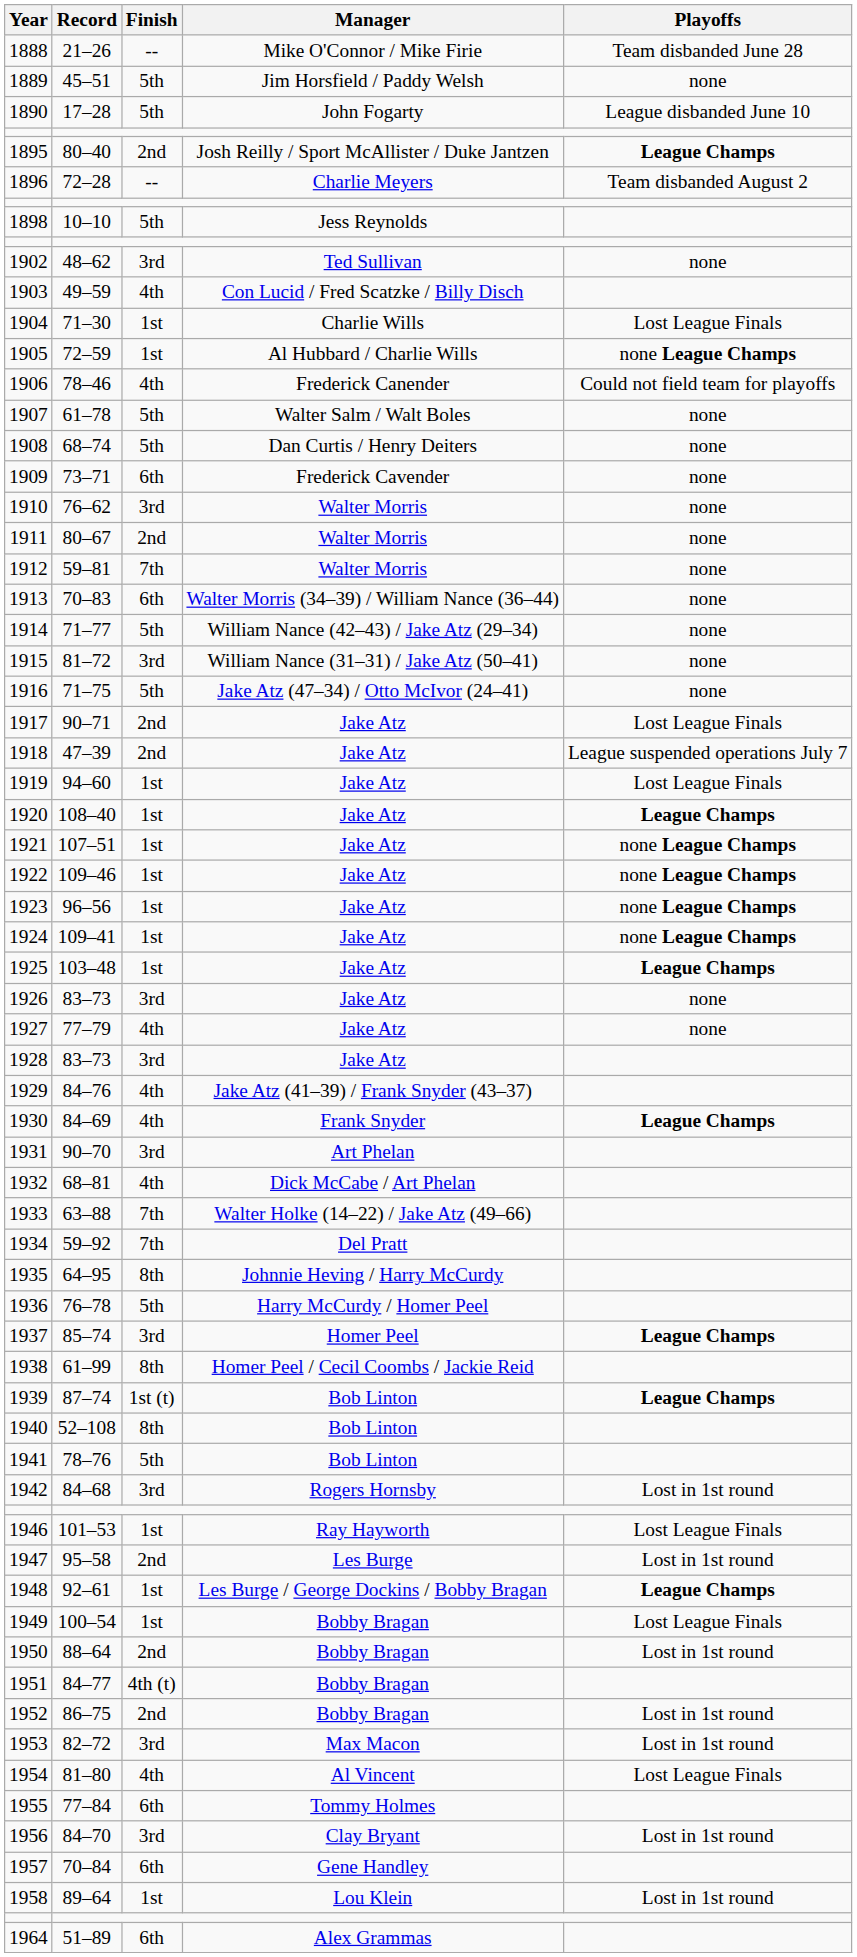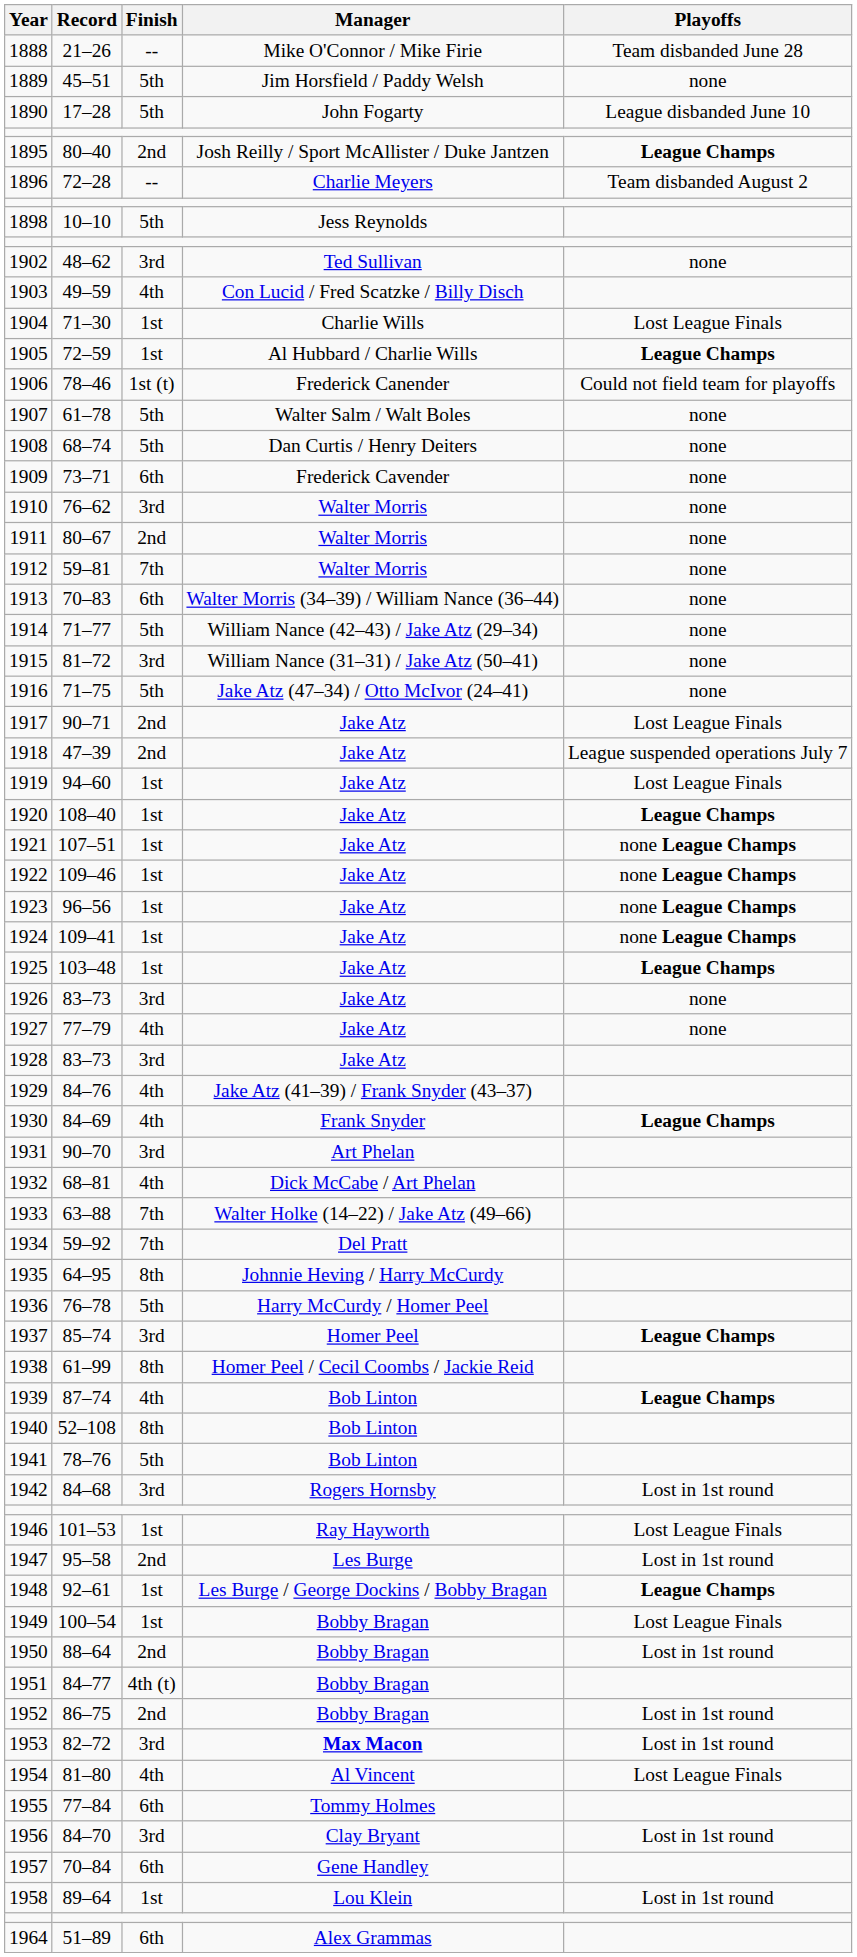(708, 353) none League Champs -> (708, 353) League Champs
(152, 384) 4th -> (152, 384) 1st (t)
(152, 1397) 1st (t) -> (152, 1397) 4th
(373, 1744) normal -> (373, 1744) bold
